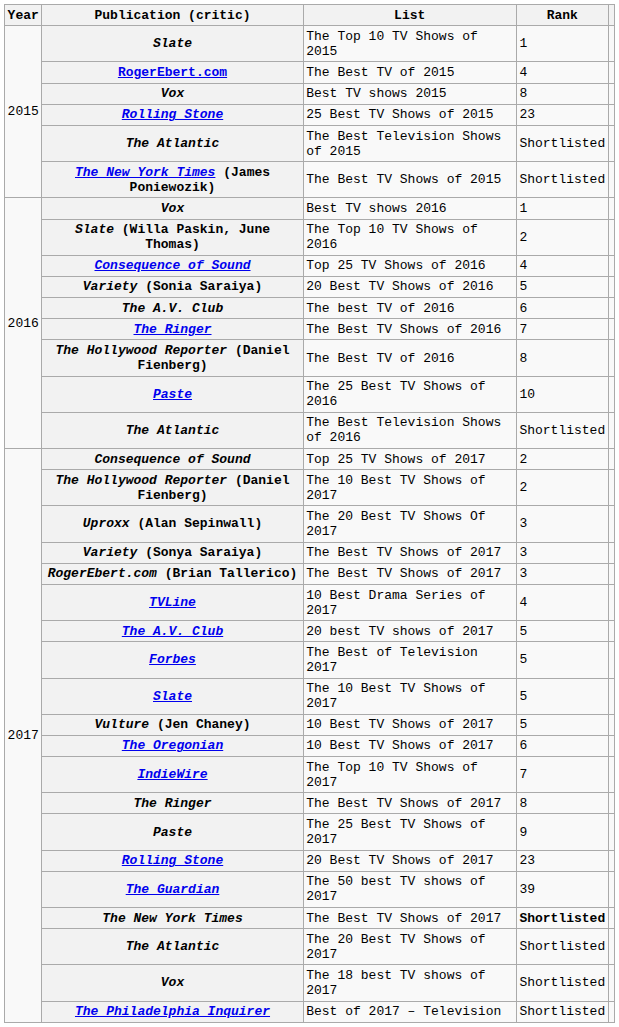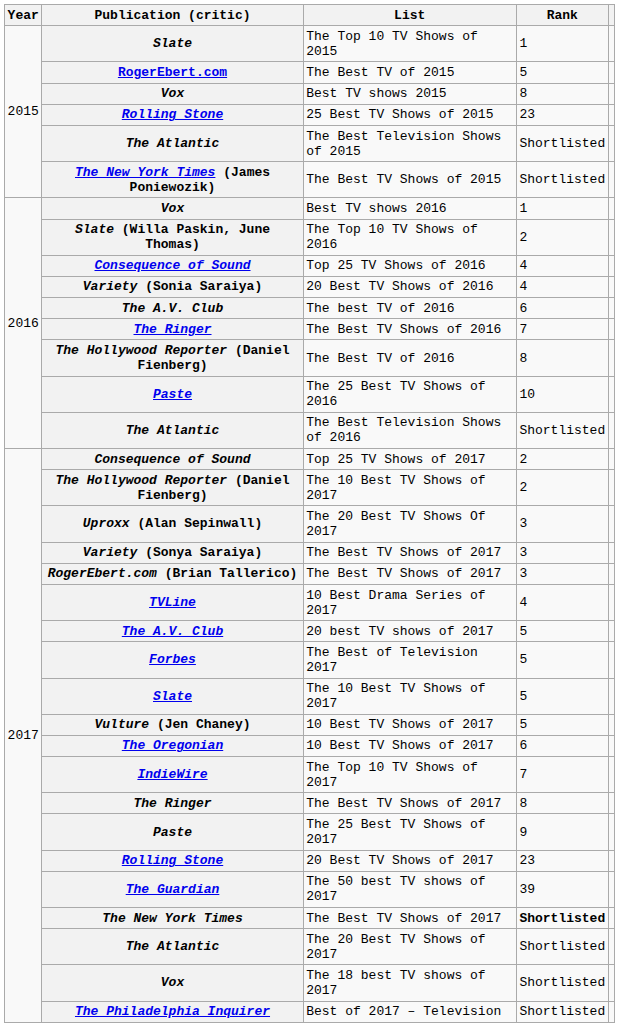(523, 72) 4 -> (523, 72) 5
(523, 287) 5 -> (523, 287) 4
